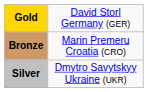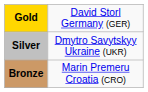rows swapped: (26, 73) <-> (26, 46)
